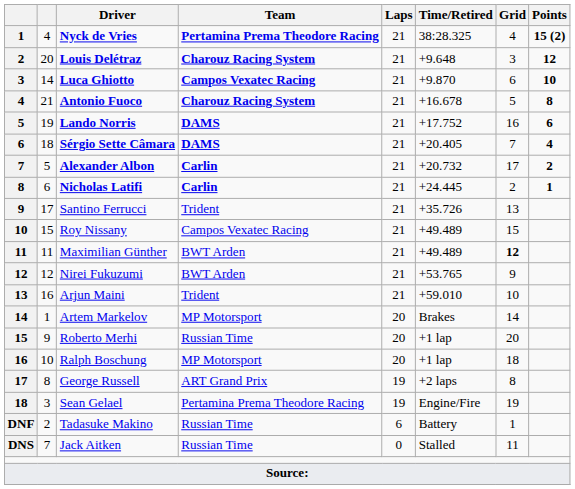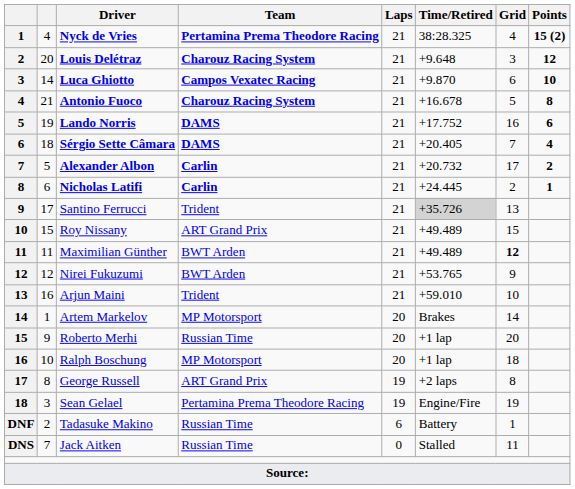(440, 208) no background -> (440, 208) lightgrey background
(245, 230) Campos Vexatec Racing -> (224, 230) ART Grand Prix
